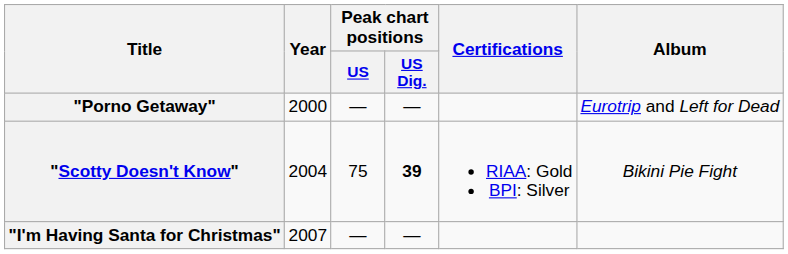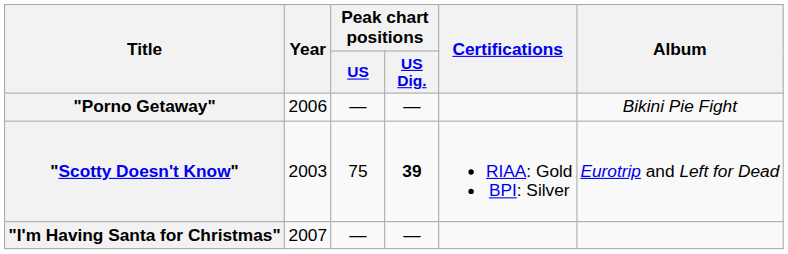(308, 106) 2000 -> (308, 106) 2006
(680, 106) Eurotrip and Left for Dead -> (680, 106) Bikini Pie Fight
(308, 171) 2004 -> (308, 171) 2003
(680, 171) Bikini Pie Fight -> (680, 171) Eurotrip and Left for Dead
